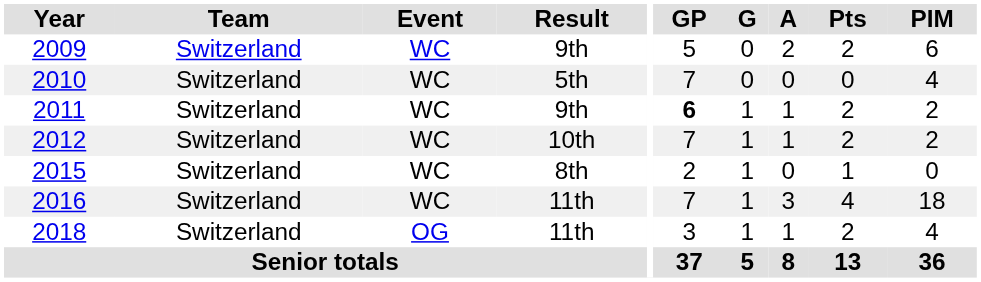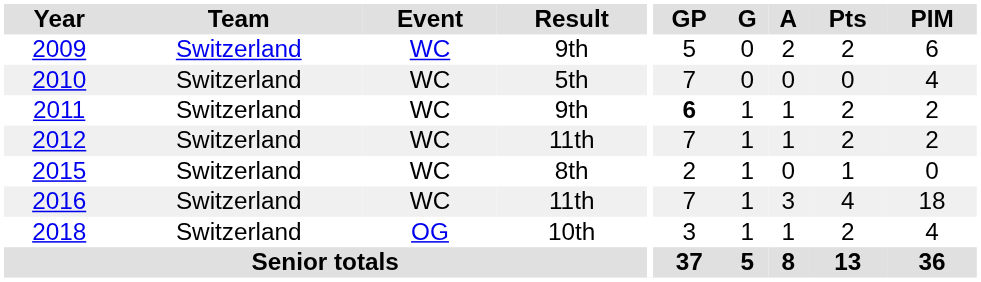(572, 140) 10th -> (572, 140) 11th
(572, 231) 11th -> (572, 231) 10th
